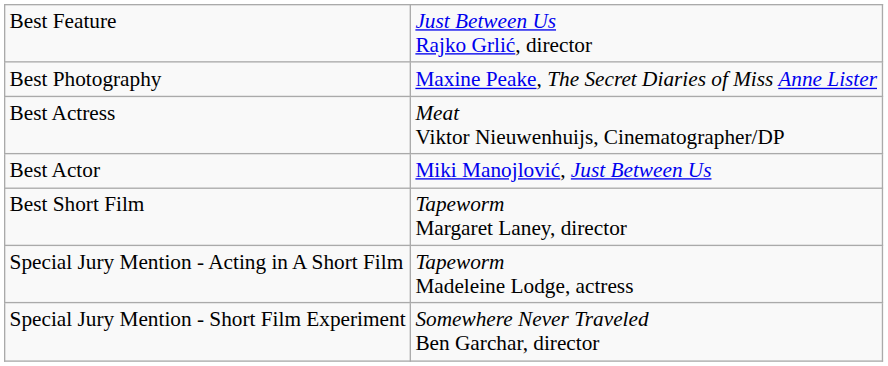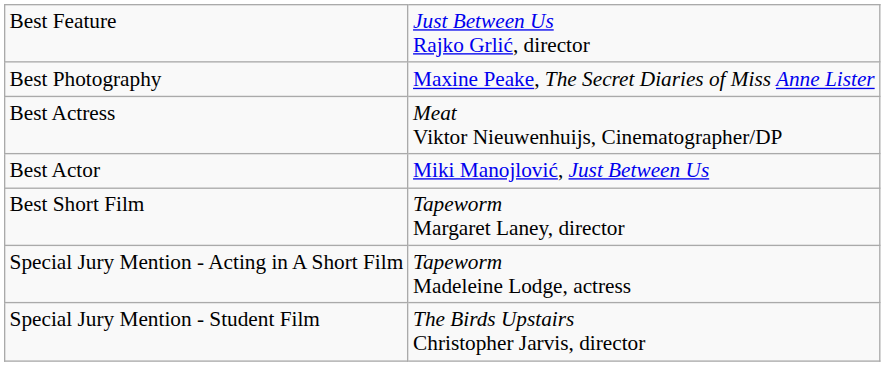+ row: (165, 319)
- row: (208, 319)
